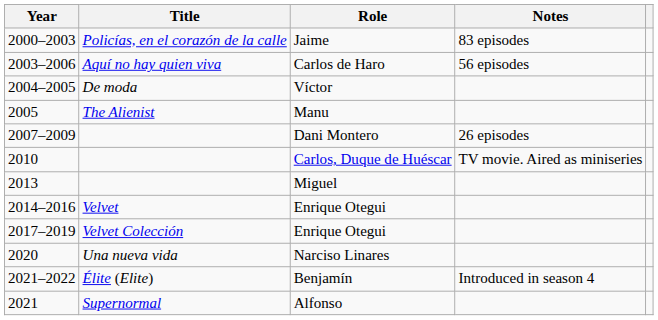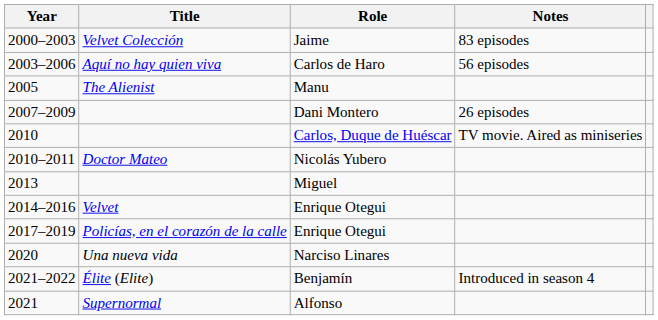(185, 40) Policías, en el corazón de la calle -> (133, 40) Velvet Colección
- row: (42, 87)
+ row: (41, 159)
(133, 231) Velvet Colección -> (185, 231) Policías, en el corazón de la calle
